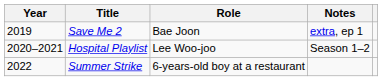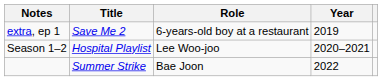columns swapped: (35, 13) <-> (340, 13)
(176, 31) Bae Joon -> (232, 31) 6-years-old boy at a restaurant
(229, 66) 6-years-old boy at a restaurant -> (180, 66) Bae Joon
